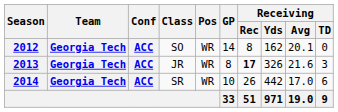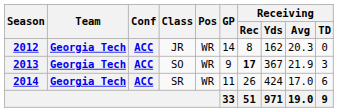(177, 47) SO -> (177, 47) JR
(301, 47) 20.1 -> (301, 47) 20.3
(177, 64) JR -> (177, 64) SO
(229, 64) 8 -> (229, 64) 9
(273, 64) 326 -> (273, 64) 367
(301, 64) 21.6 -> (301, 64) 21.9
(229, 82) 10 -> (229, 82) 11
(273, 82) 442 -> (273, 82) 424
